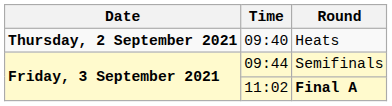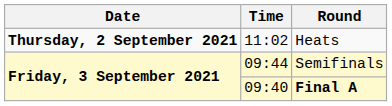(266, 40) 09:40 -> (266, 40) 11:02
(266, 88) 11:02 -> (266, 88) 09:40
